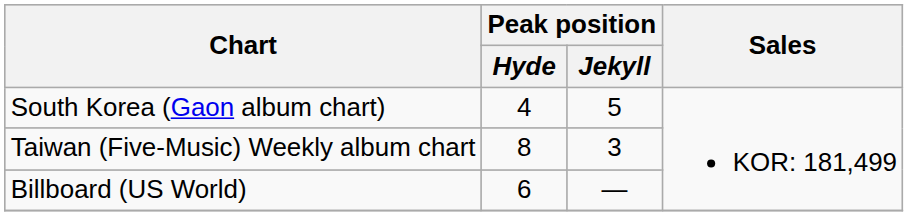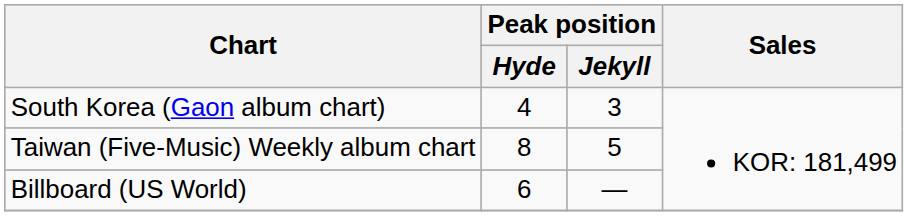(614, 107) 5 -> (614, 107) 3
(614, 148) 3 -> (614, 148) 5
